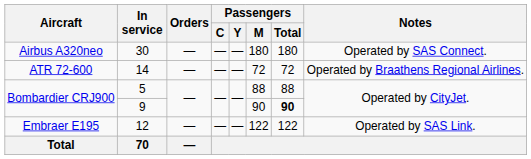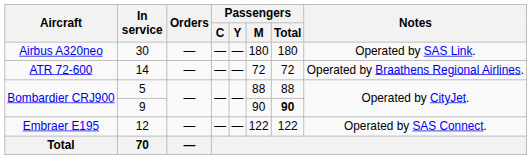(415, 51) Operated by SAS Connect. -> (415, 51) Operated by SAS Link.
(415, 126) Operated by SAS Link. -> (415, 126) Operated by SAS Connect.
